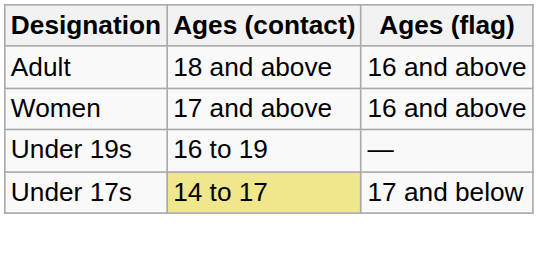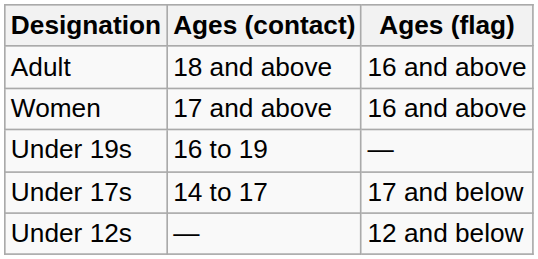(221, 191) khaki background -> (221, 191) no background
+ row: (71, 233)
